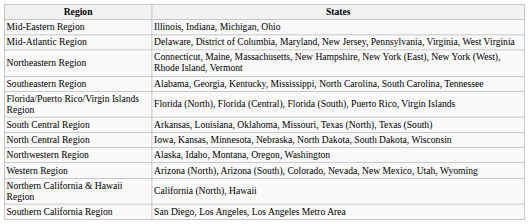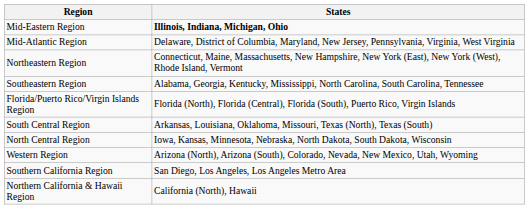(217, 27) normal -> (221, 27) bold
- row: (48, 155)
rows swapped: (60, 211) <-> (64, 191)
